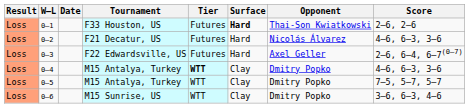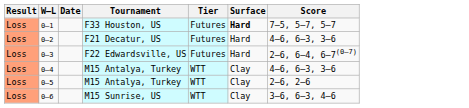- column: (320, 11)
(396, 25) 2–6, 2–6 -> (303, 25) 7–5, 5–7, 5–7
(198, 68) bold -> (198, 68) normal
(408, 82) 7–5, 5–7, 5–7 -> (290, 82) 2–6, 2–6
